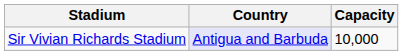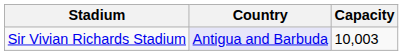(357, 38) 10,000 -> (357, 38) 10,003
